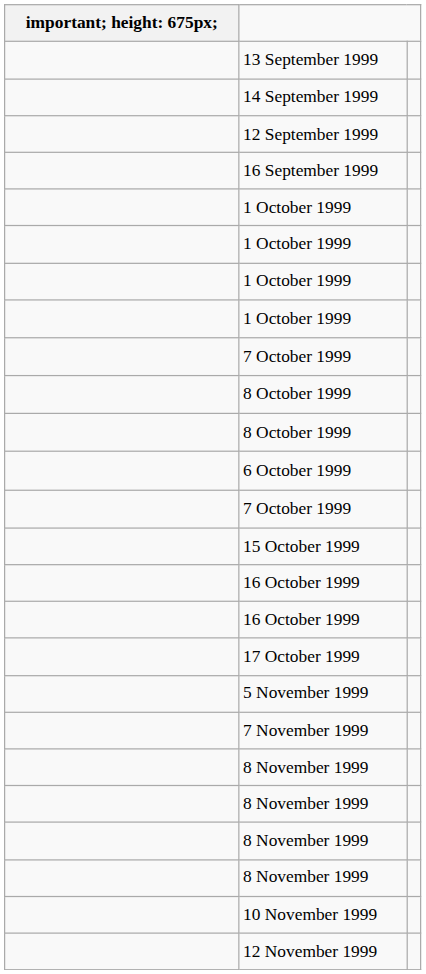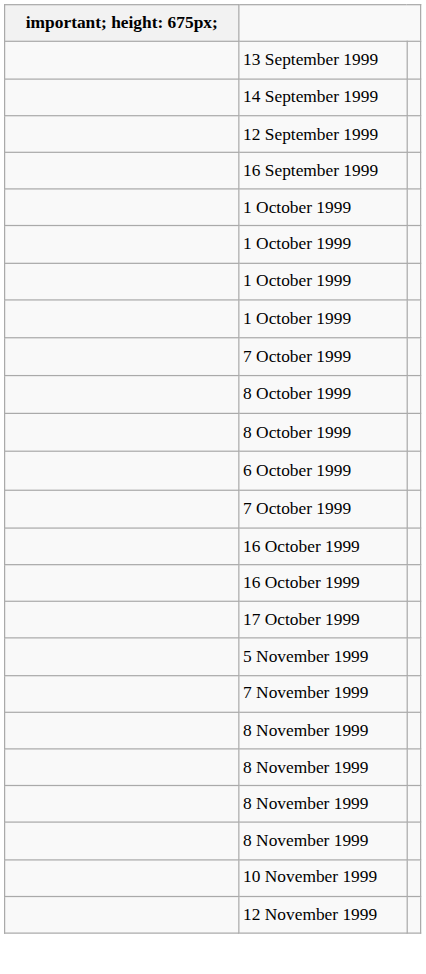- row: (122, 546)
